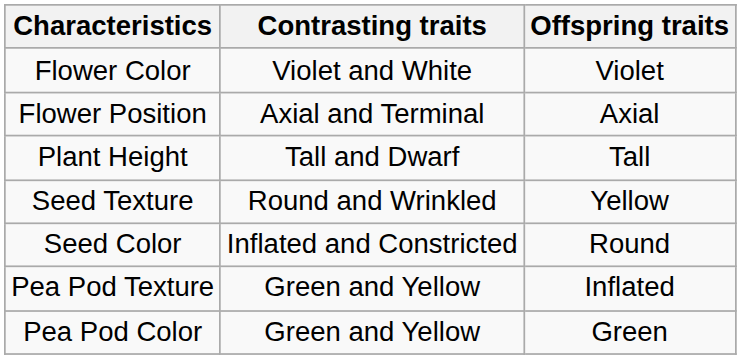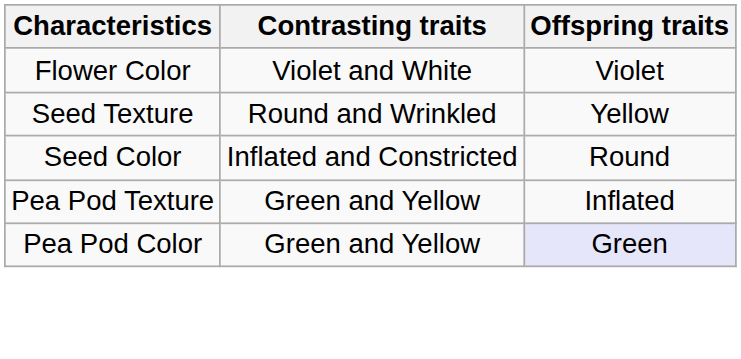- row: (113, 113)
- row: (113, 157)
(630, 331) no background -> (630, 244) lavender background
